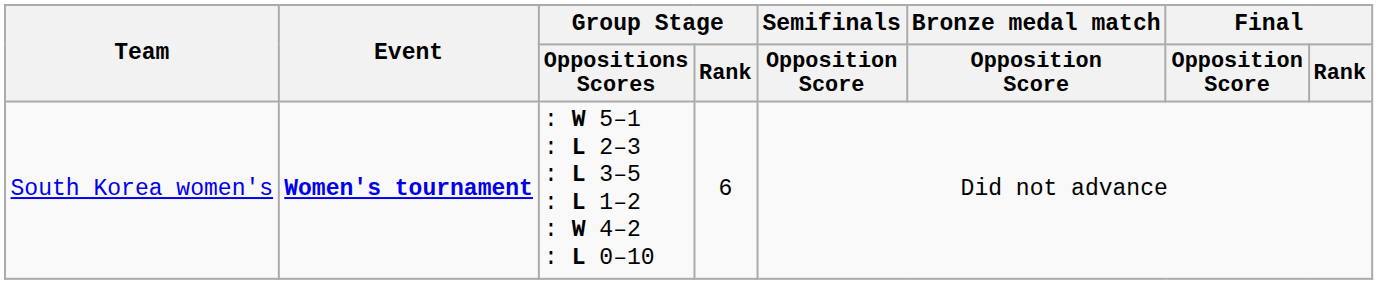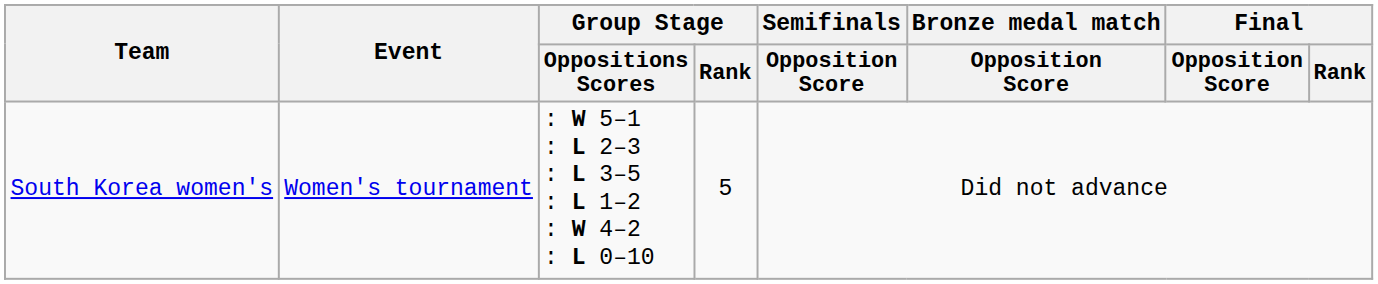(409, 190) bold -> (409, 190) normal
(725, 190) 6 -> (725, 190) 5
